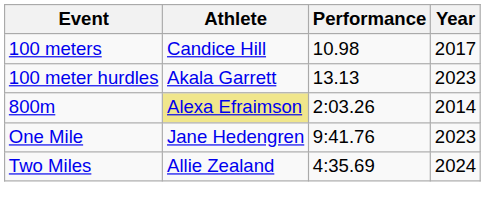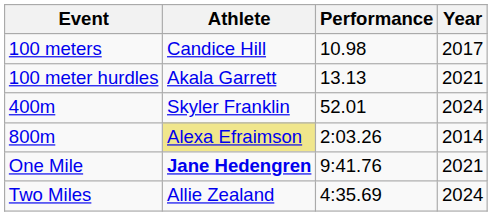(455, 78) 2023 -> (463, 78) 2021
+ row: (32, 107)
(236, 136) normal -> (239, 166) bold
(455, 136) 2023 -> (463, 166) 2021
